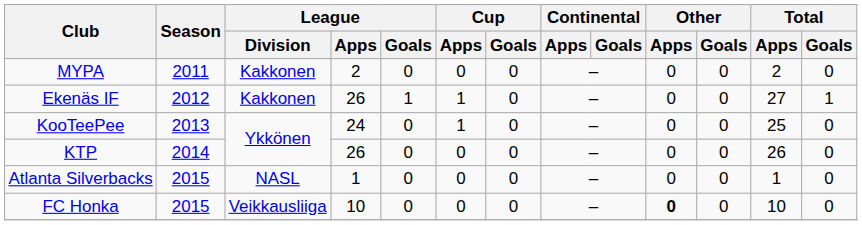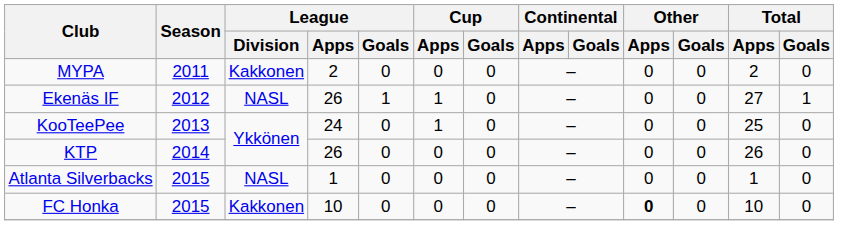(278, 98) Kakkonen -> (266, 98) NASL
(278, 206) Veikkausliiga -> (266, 206) Kakkonen
